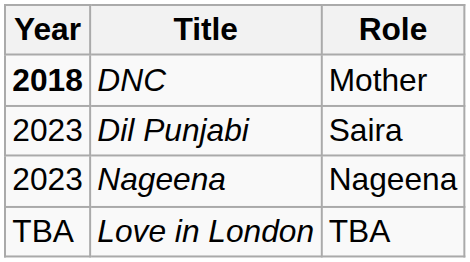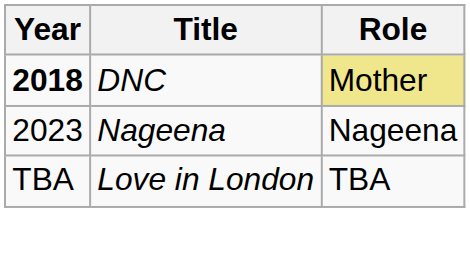(378, 79) no background -> (378, 79) khaki background
- row: (173, 130)
